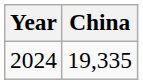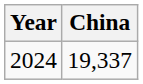(100, 60) 19,335 -> (100, 60) 19,337
